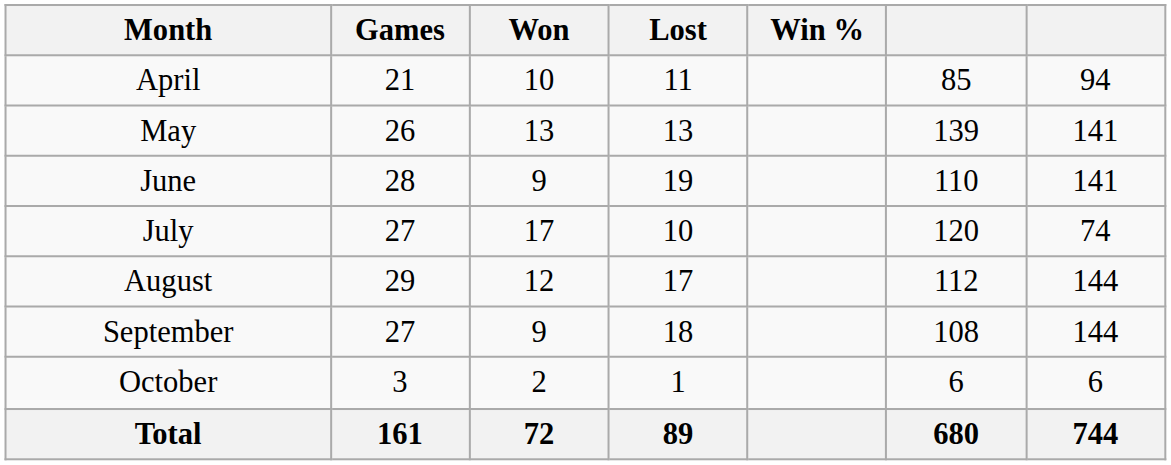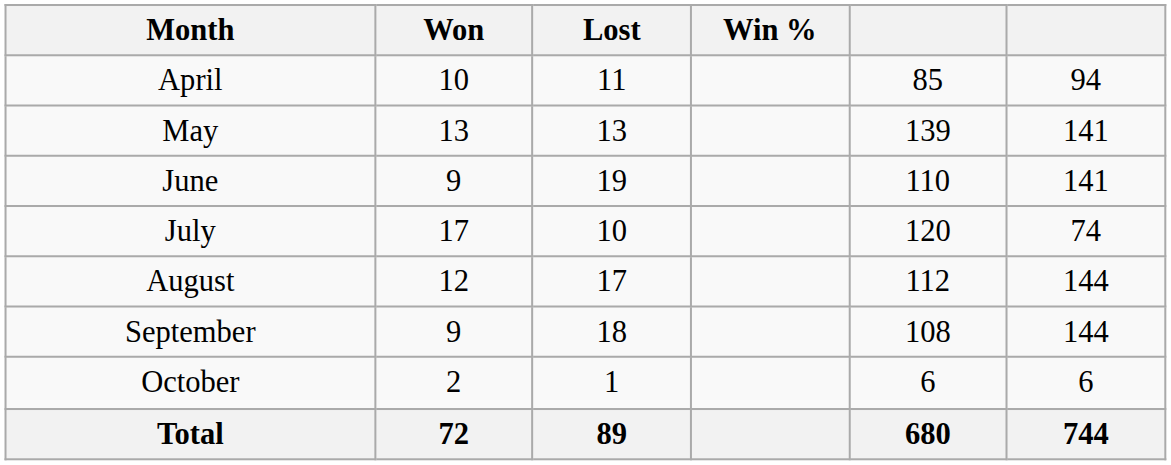- column: (400, 29)
